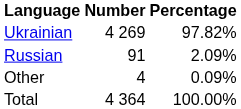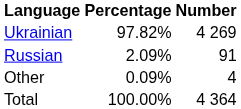columns swapped: (115, 11) <-> (193, 11)
